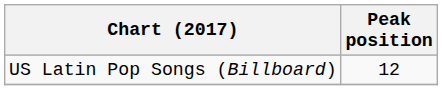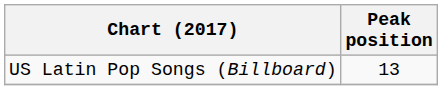(389, 70) 12 -> (389, 70) 13
